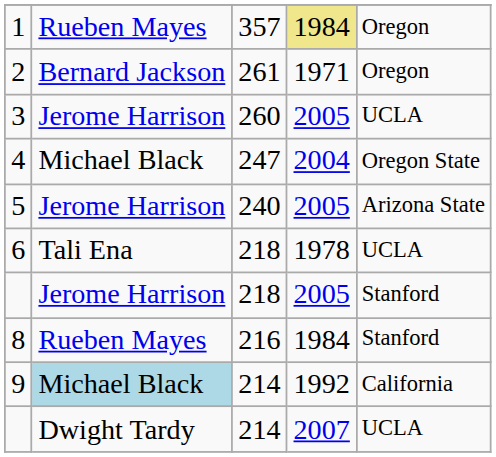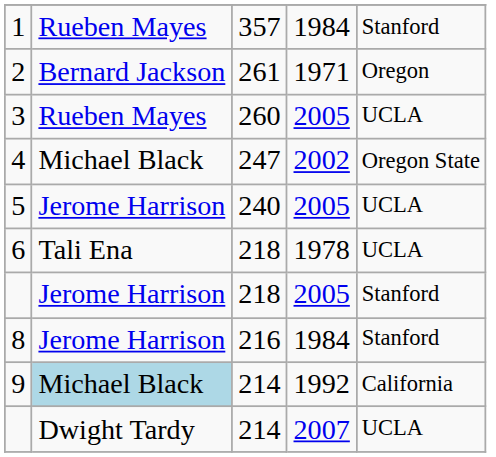(322, 26) khaki background -> (322, 26) no background
(395, 26) Oregon -> (400, 26) Stanford
(132, 116) Jerome Harrison -> (122, 116) Rueben Mayes
(322, 160) 2004 -> (322, 160) 2002
(423, 205) Arizona State -> (392, 205) UCLA
(122, 339) Rueben Mayes -> (132, 339) Jerome Harrison
